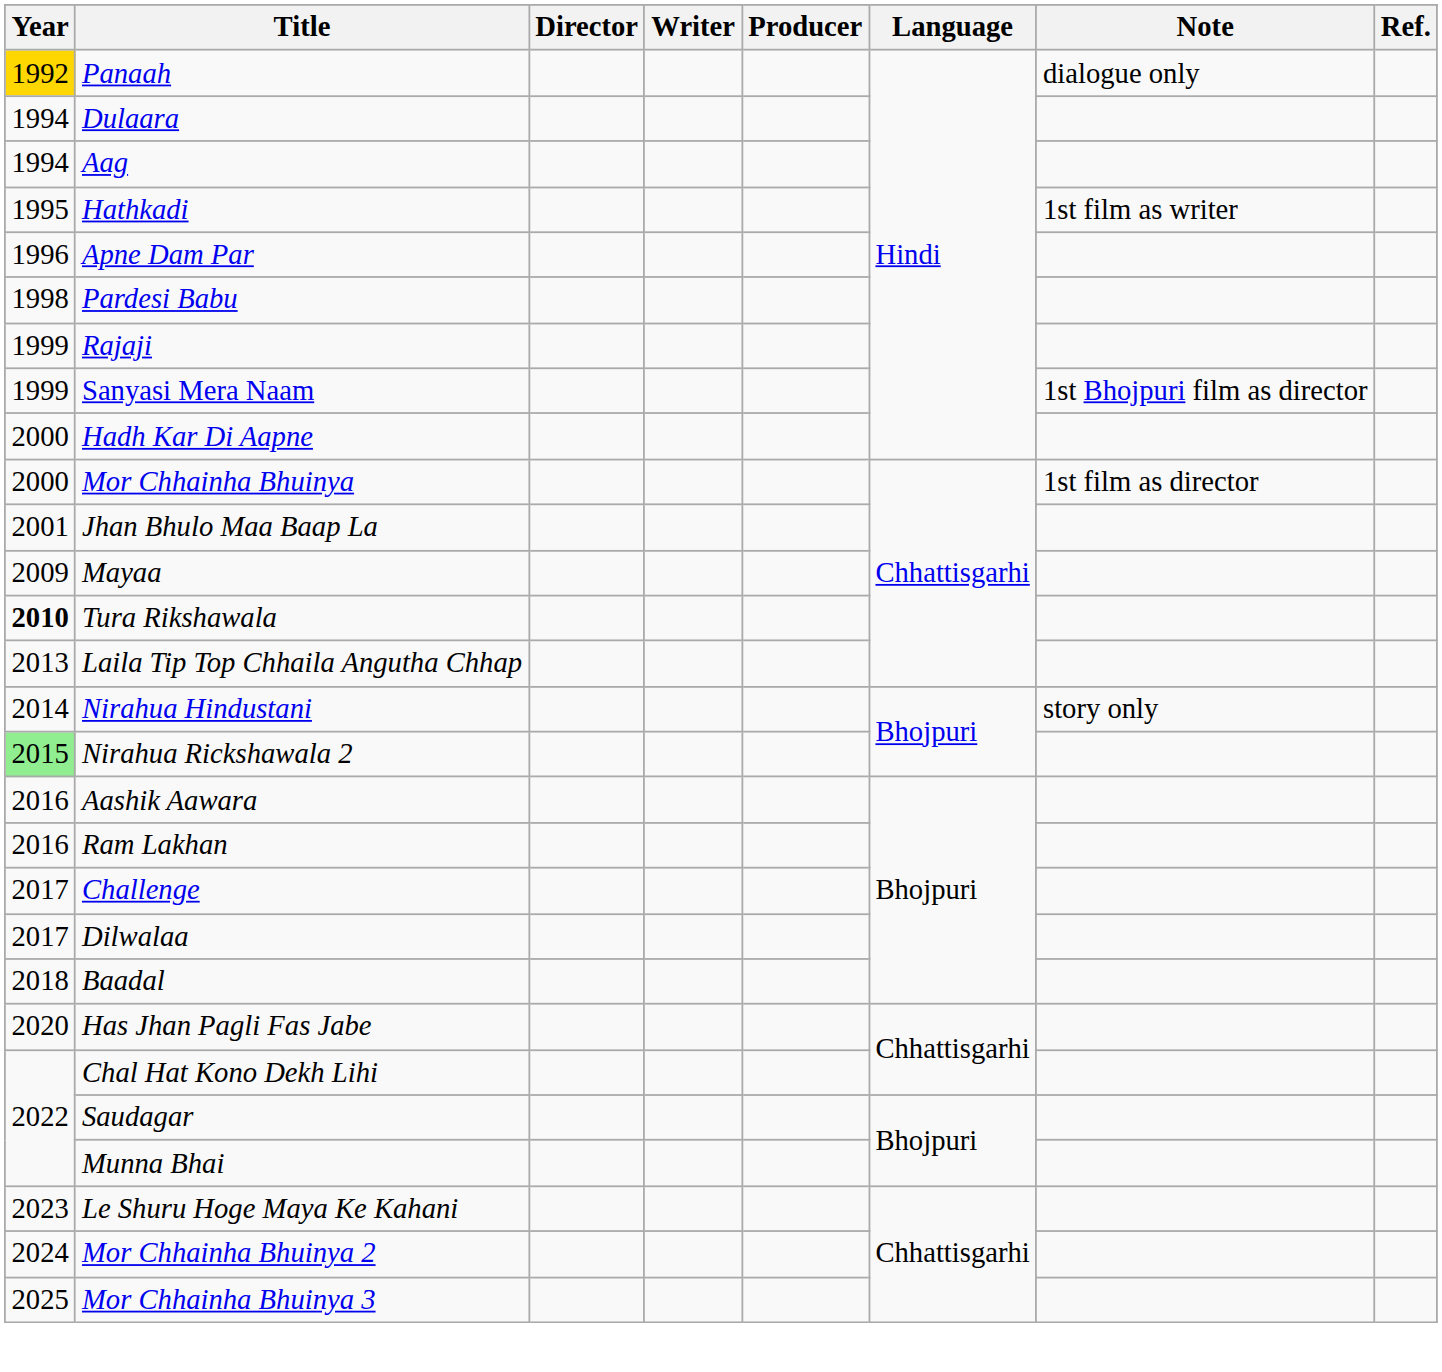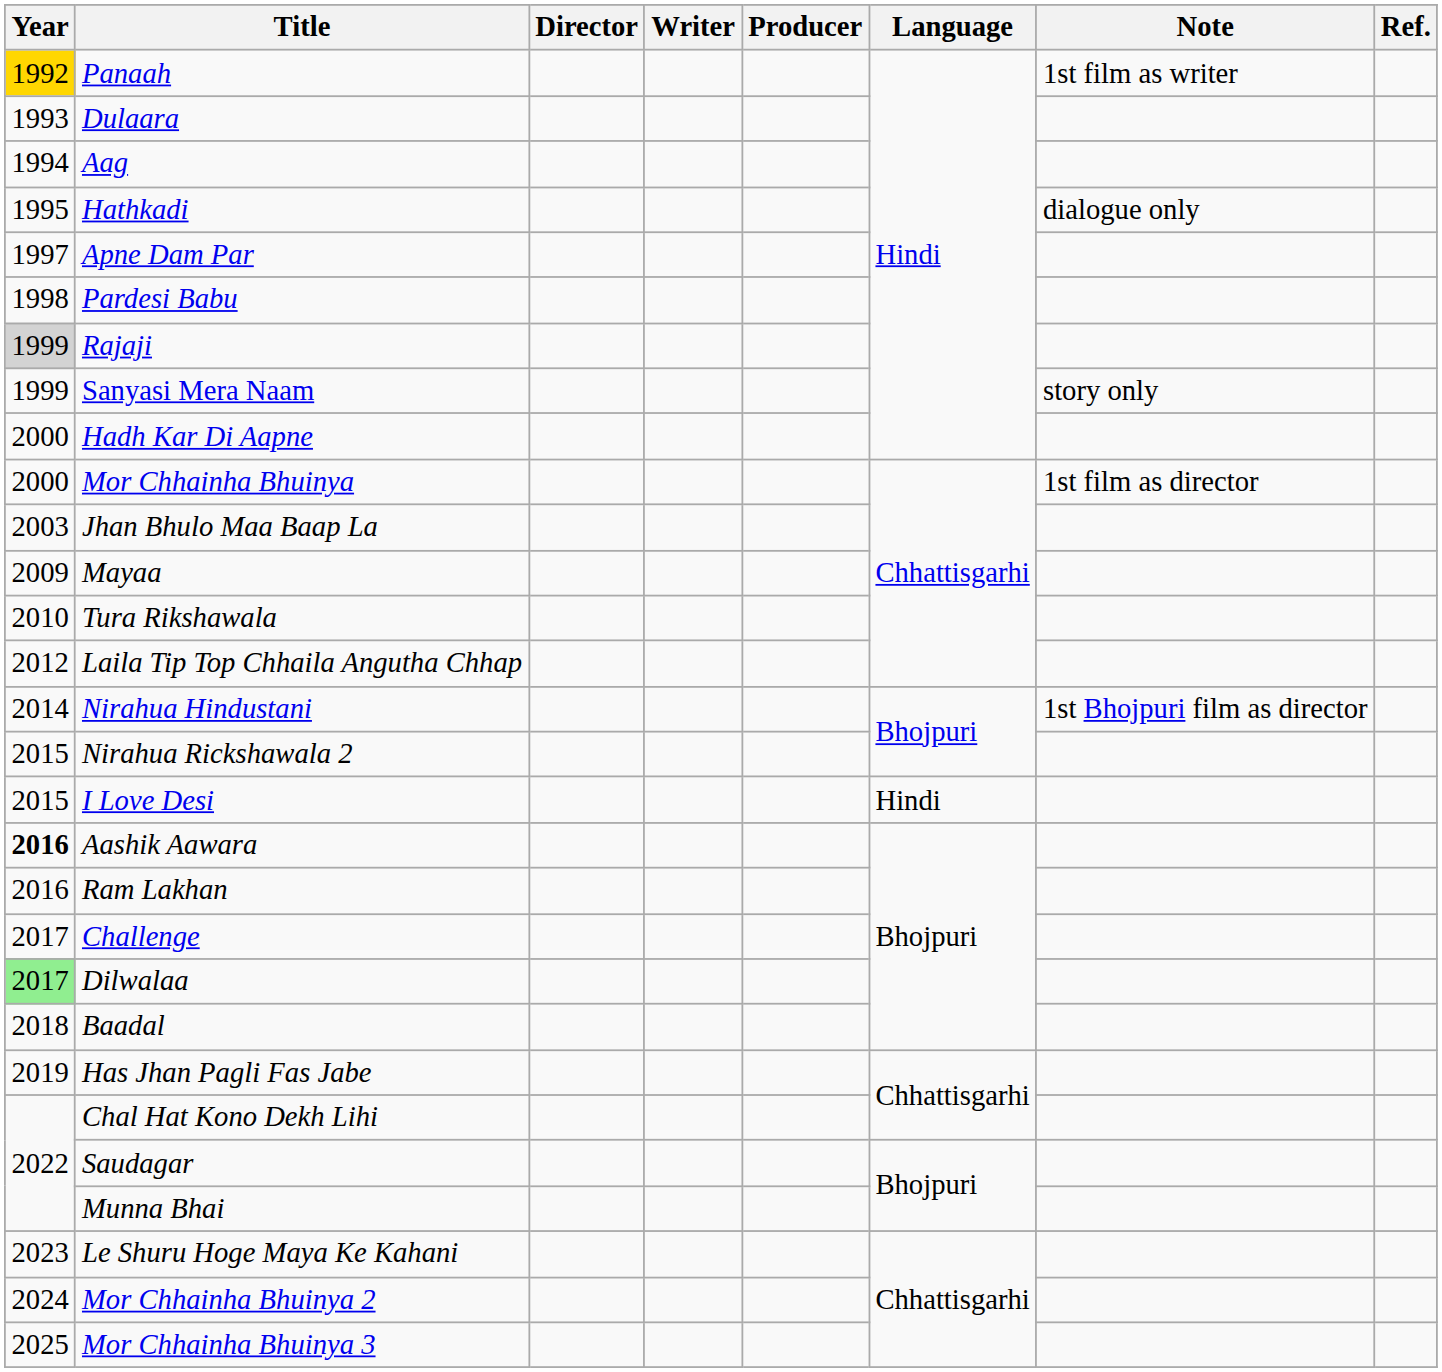(1121, 72) dialogue only -> (1140, 72) 1st film as writer
(40, 118) 1994 -> (40, 118) 1993
(1140, 208) 1st film as writer -> (1121, 208) dialogue only
(40, 254) 1996 -> (40, 254) 1997
(40, 345) no background -> (40, 345) lightgrey background
(1205, 390) 1st Bhojpuri film as director -> (1101, 390) story only
(40, 526) 2001 -> (40, 526) 2003
(40, 617) bold -> (40, 617) normal
(40, 663) 2013 -> (40, 663) 2012
(1101, 708) story only -> (1205, 708) 1st Bhojpuri film as director
(40, 753) lightgreen background -> (40, 753) no background
+ row: (148, 799)
(40, 799) normal -> (40, 844) bold
(40, 935) no background -> (40, 981) lightgreen background
(40, 1026) 2020 -> (40, 1071) 2019
